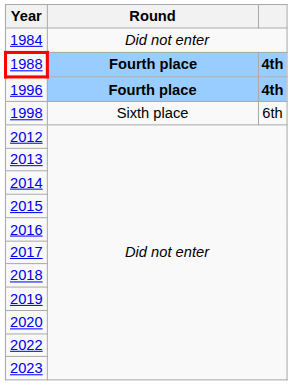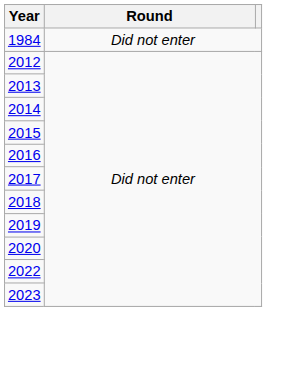- row: (26, 65)
- row: (26, 90)
- row: (26, 113)
